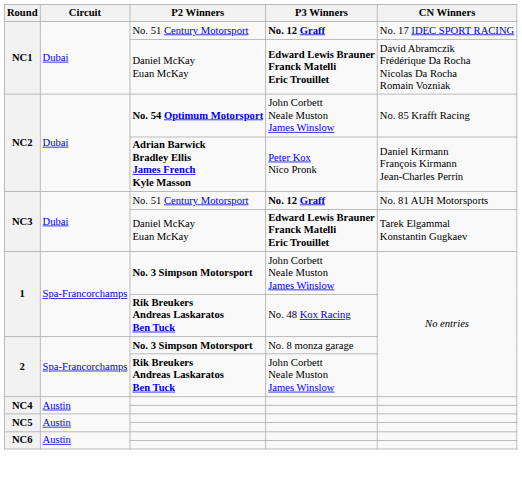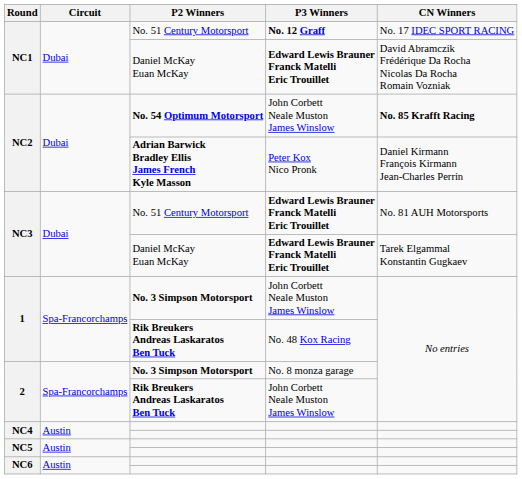(425, 115) normal -> (427, 115) bold
(297, 200) No. 12 Graff -> (322, 212) Edward Lewis Brauner Franck Matelli Eric Trouillet
